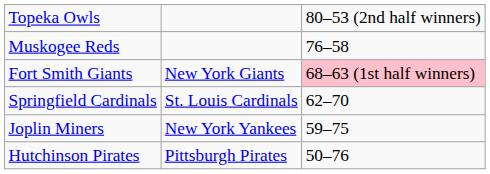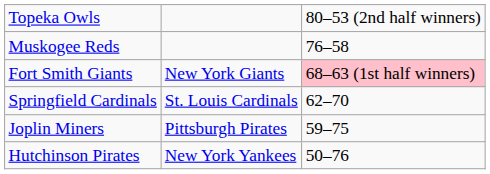(231, 127) New York Yankees -> (226, 127) Pittsburgh Pirates
(226, 155) Pittsburgh Pirates -> (231, 155) New York Yankees
